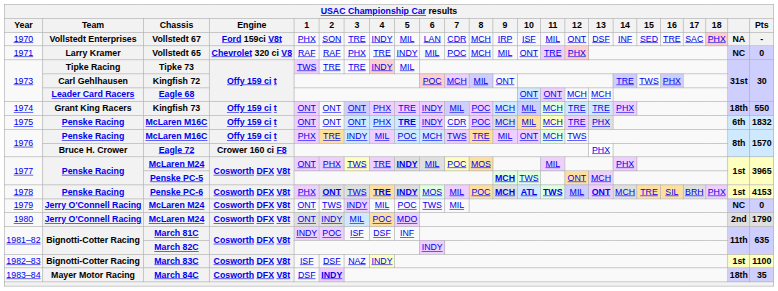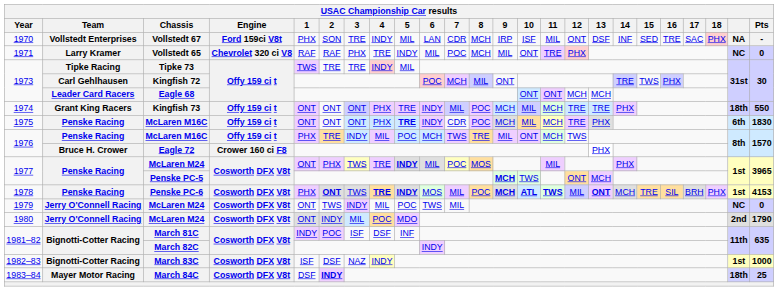(762, 123) 1832 -> (762, 123) 1830
(762, 261) 1100 -> (762, 261) 1000
(762, 275) 35 -> (762, 275) 25
